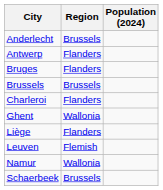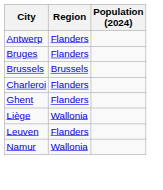- row: (30, 38)
(82, 116) Wallonia -> (70, 100) Flanders
(82, 131) Flanders -> (69, 116) Wallonia
(80, 147) Flemish -> (70, 131) Flanders
- row: (33, 178)
